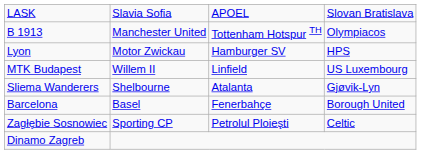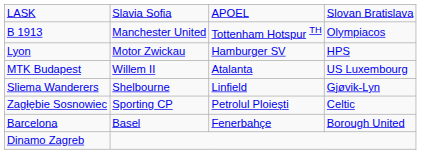(229, 69) Linfield -> (232, 69) Atalanta
(232, 87) Atalanta -> (229, 87) Linfield
rows swapped: (57, 122) <-> (32, 105)
